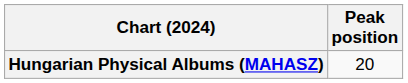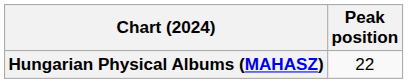(365, 64) 20 -> (365, 64) 22
